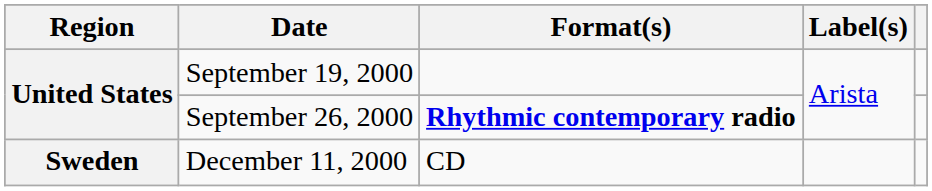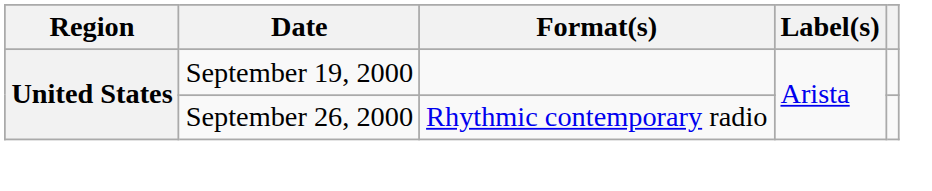(611, 116) bold -> (597, 116) normal
- row: (296, 161)
